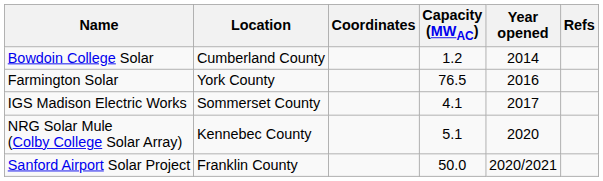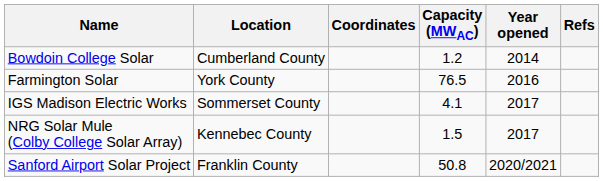(452, 134) 5.1 -> (452, 134) 1.5
(523, 134) 2020 -> (523, 134) 2017
(452, 165) 50.0 -> (452, 165) 50.8
